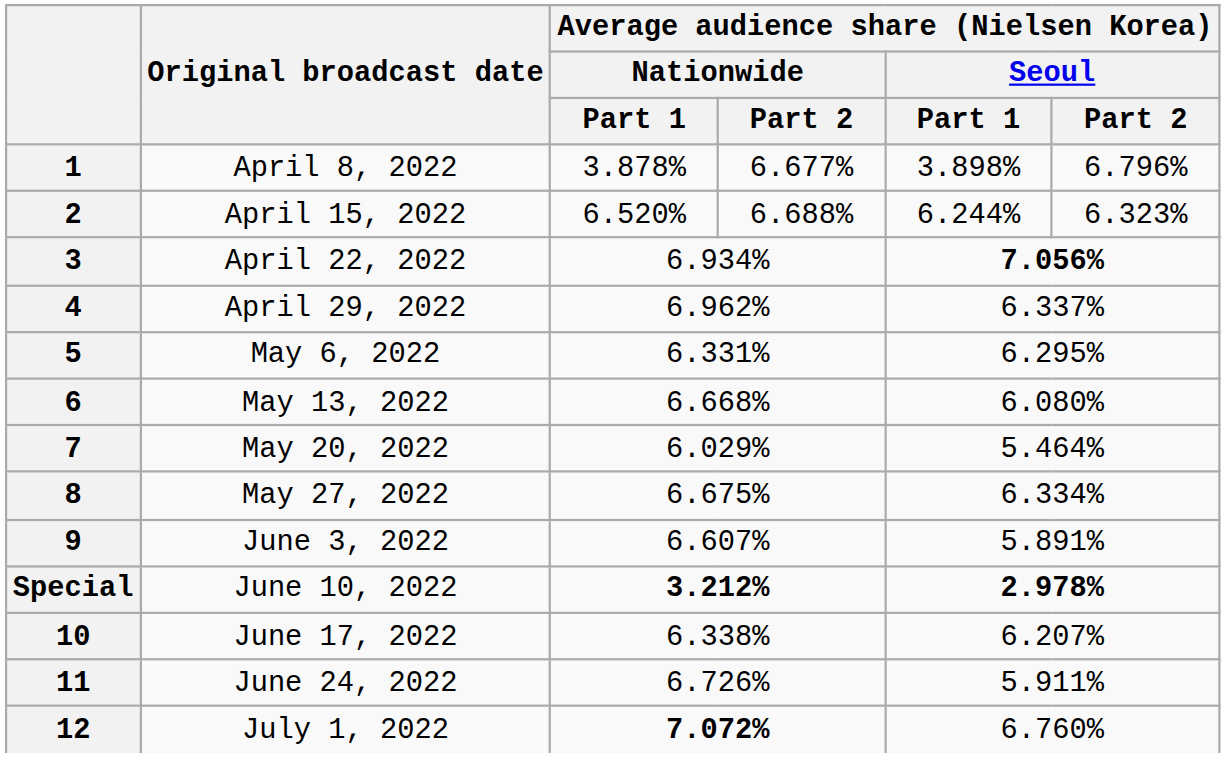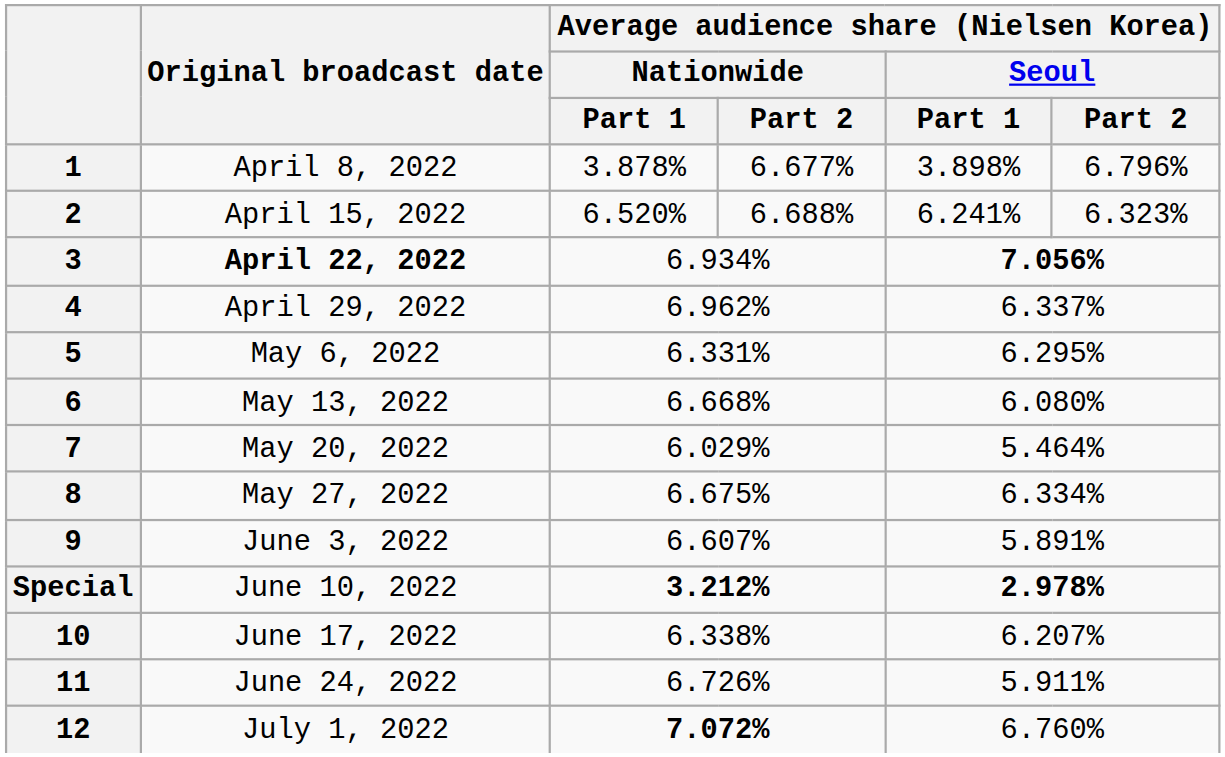(969, 215) 6.244% -> (969, 215) 6.241%
(345, 262) normal -> (345, 262) bold
